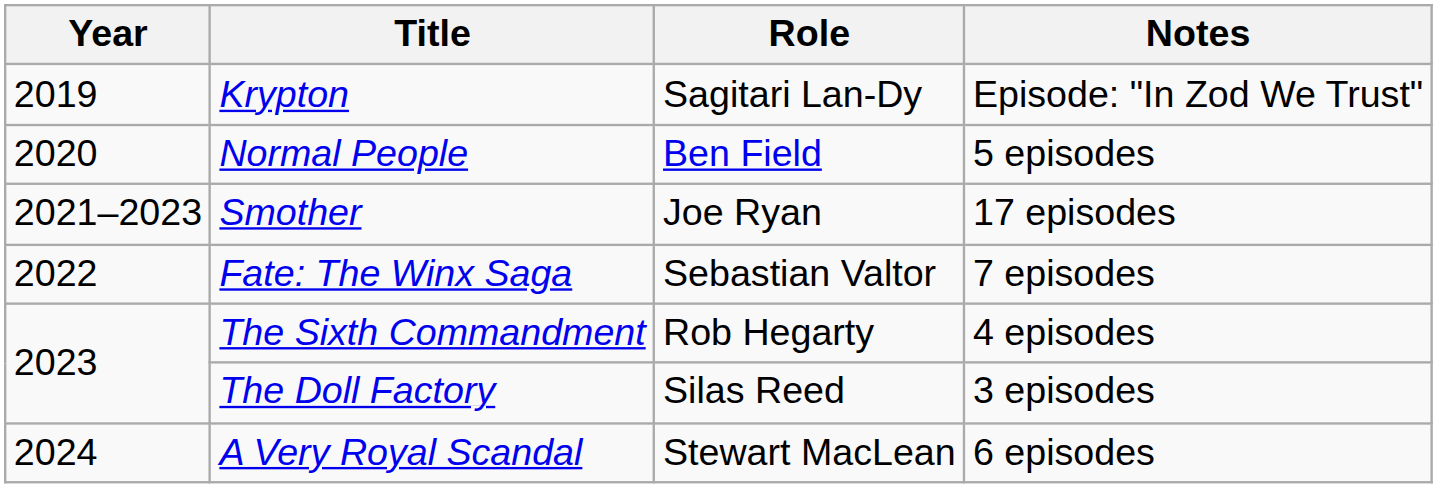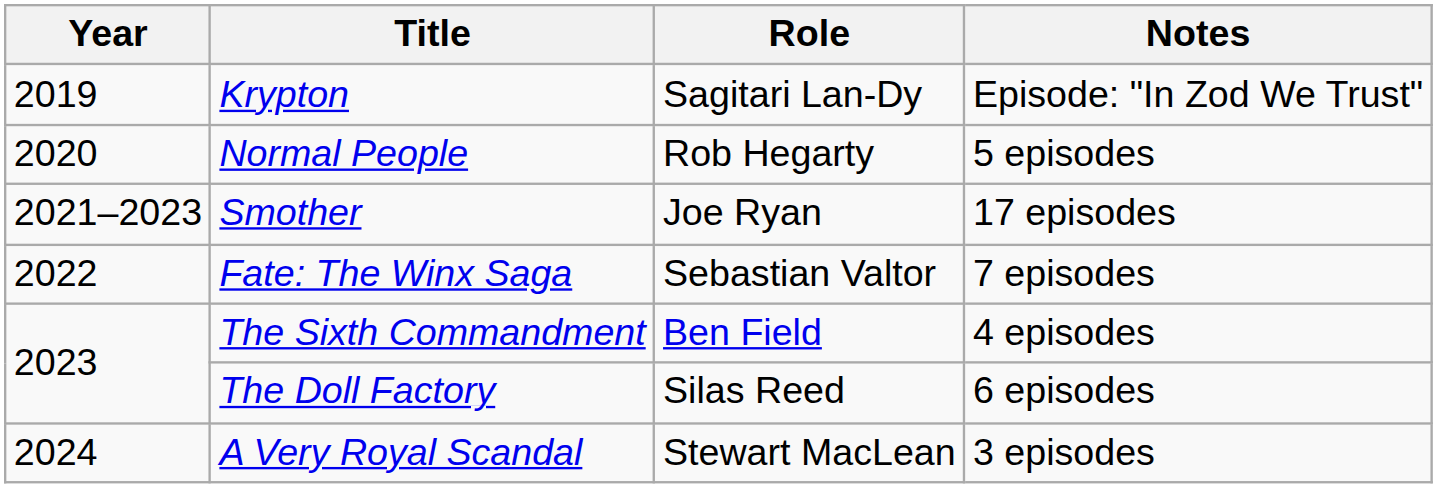(742, 153) Ben Field -> (769, 153) Rob Hegarty
(769, 332) Rob Hegarty -> (742, 332) Ben Field
(1064, 392) 3 episodes -> (1064, 392) 6 episodes
(1064, 451) 6 episodes -> (1064, 451) 3 episodes
